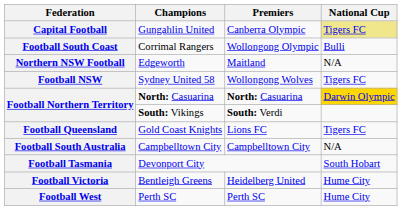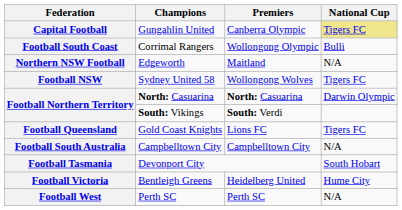(359, 96) gold background -> (359, 96) no background
(347, 197) Hume City -> (333, 197) N/A
